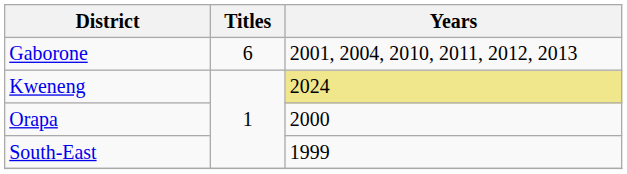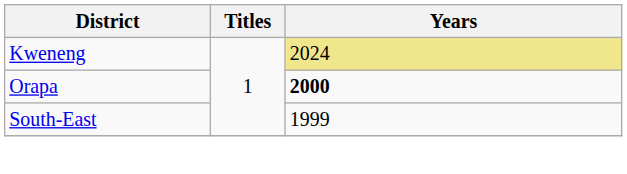- row: (49, 53)
(310, 119) normal -> (310, 86) bold
